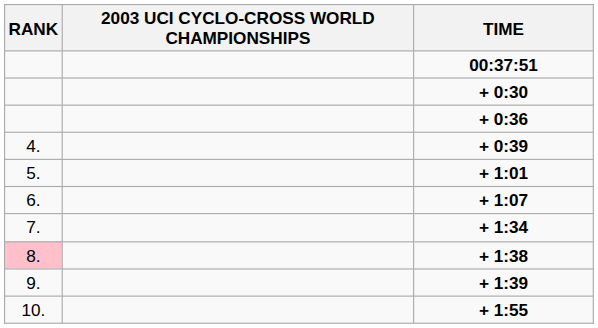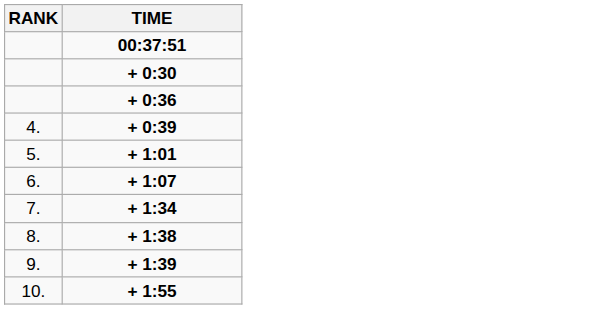- column: (238, 28)
(33, 255) pink background -> (33, 236) no background
